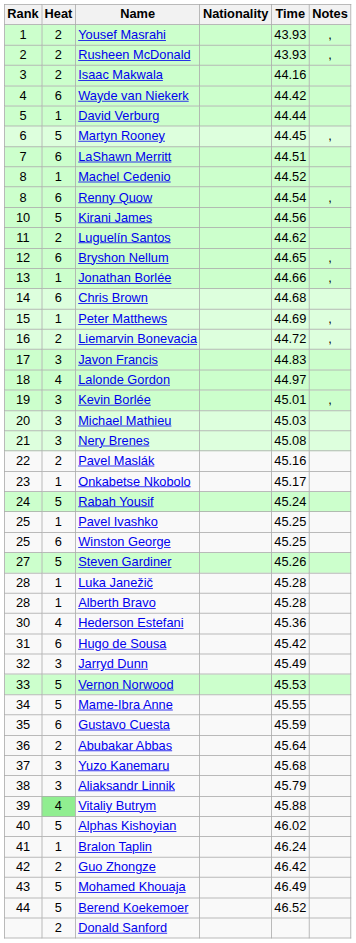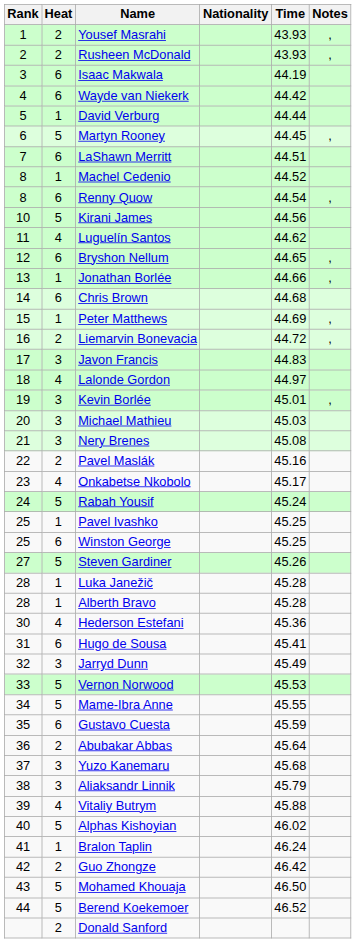(58, 75) 2 -> (58, 75) 6
(290, 75) 44.16 -> (290, 75) 44.19
(58, 237) 2 -> (58, 237) 4
(58, 481) 1 -> (58, 481) 4
(290, 643) 45.42 -> (290, 643) 45.41
(58, 806) lightgreen background -> (58, 806) no background
(290, 887) 46.49 -> (290, 887) 46.50
